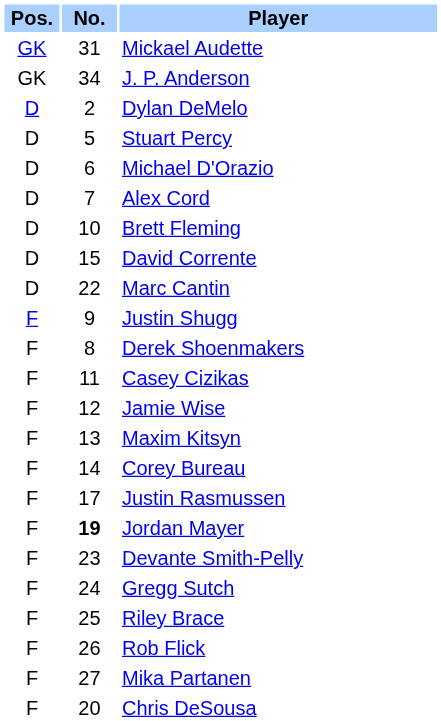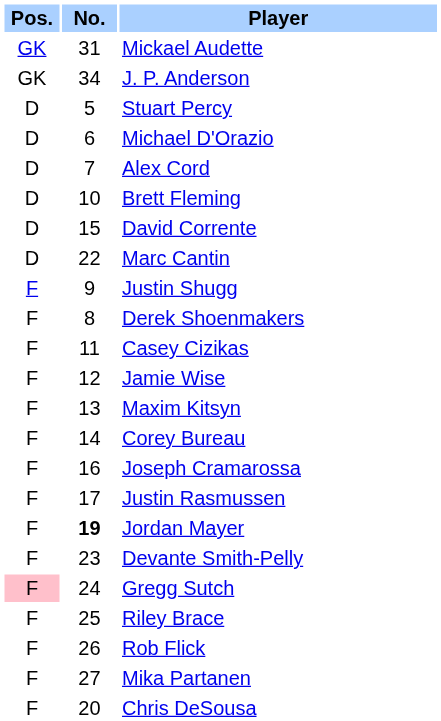- row: (185, 108)
+ row: (211, 468)
(32, 588) no background -> (32, 588) pink background
